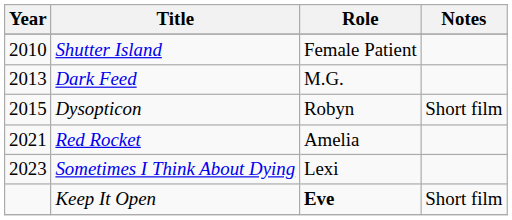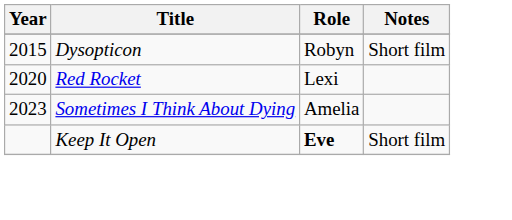- row: (109, 49)
- row: (96, 79)
(28, 139) 2021 -> (28, 79) 2020
(332, 139) Amelia -> (321, 79) Lexi
(321, 169) Lexi -> (332, 109) Amelia
